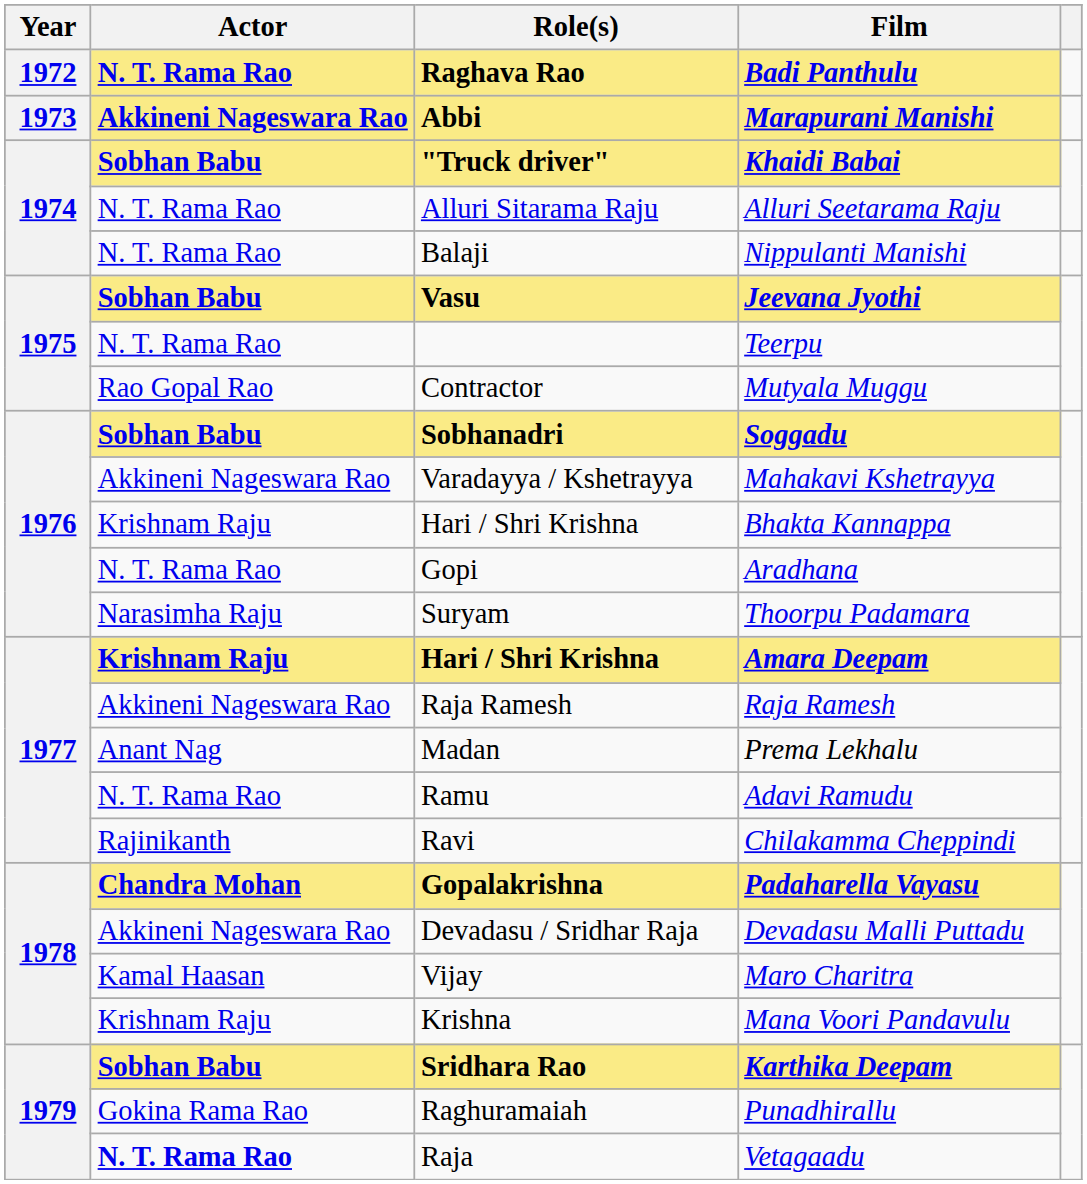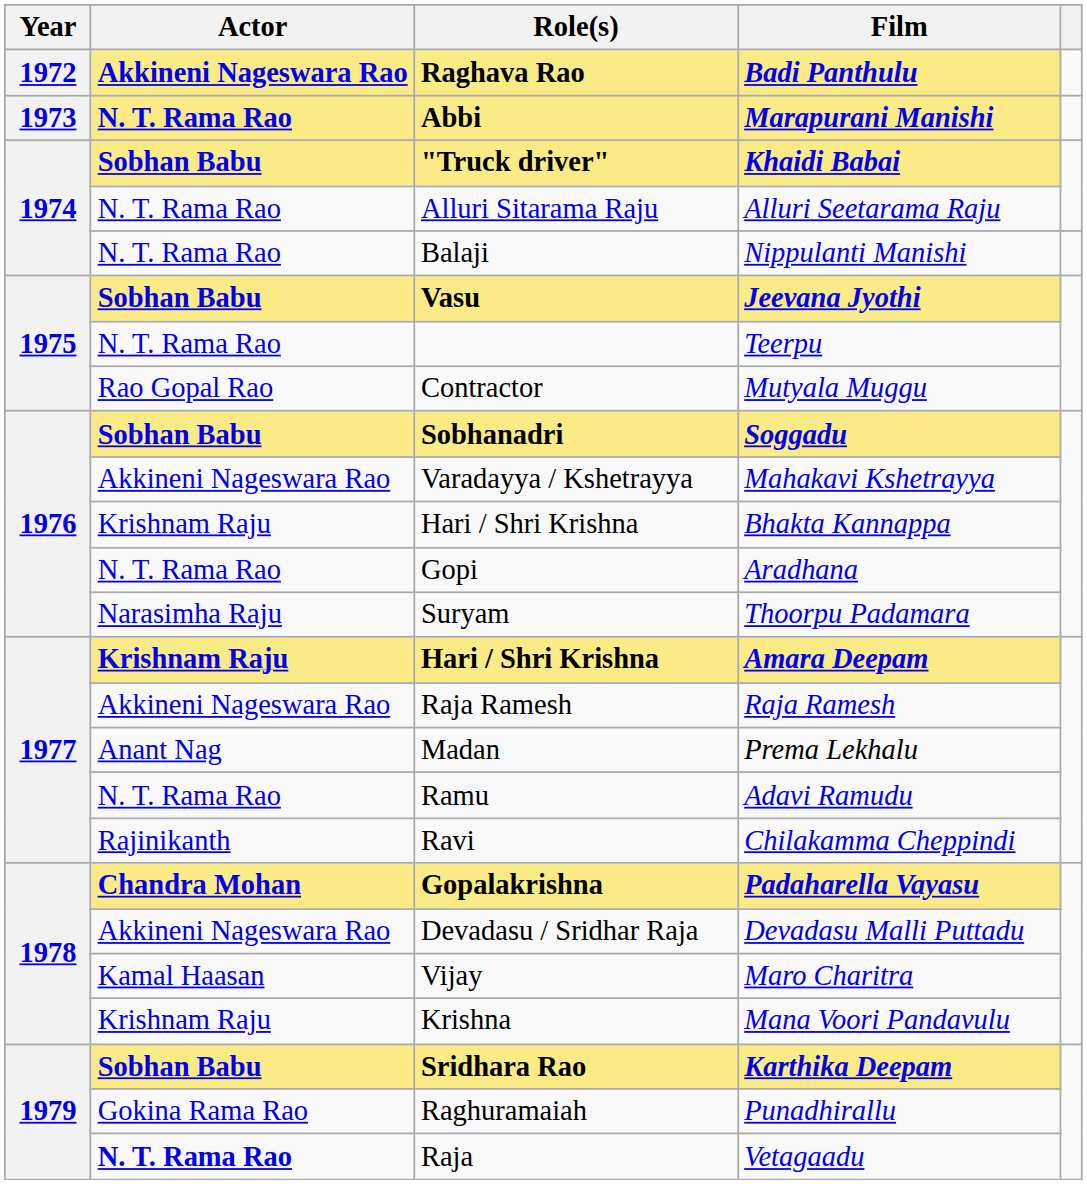(195, 72) N. T. Rama Rao -> (253, 72) Akkineni Nageswara Rao
(253, 117) Akkineni Nageswara Rao -> (195, 117) N. T. Rama Rao
